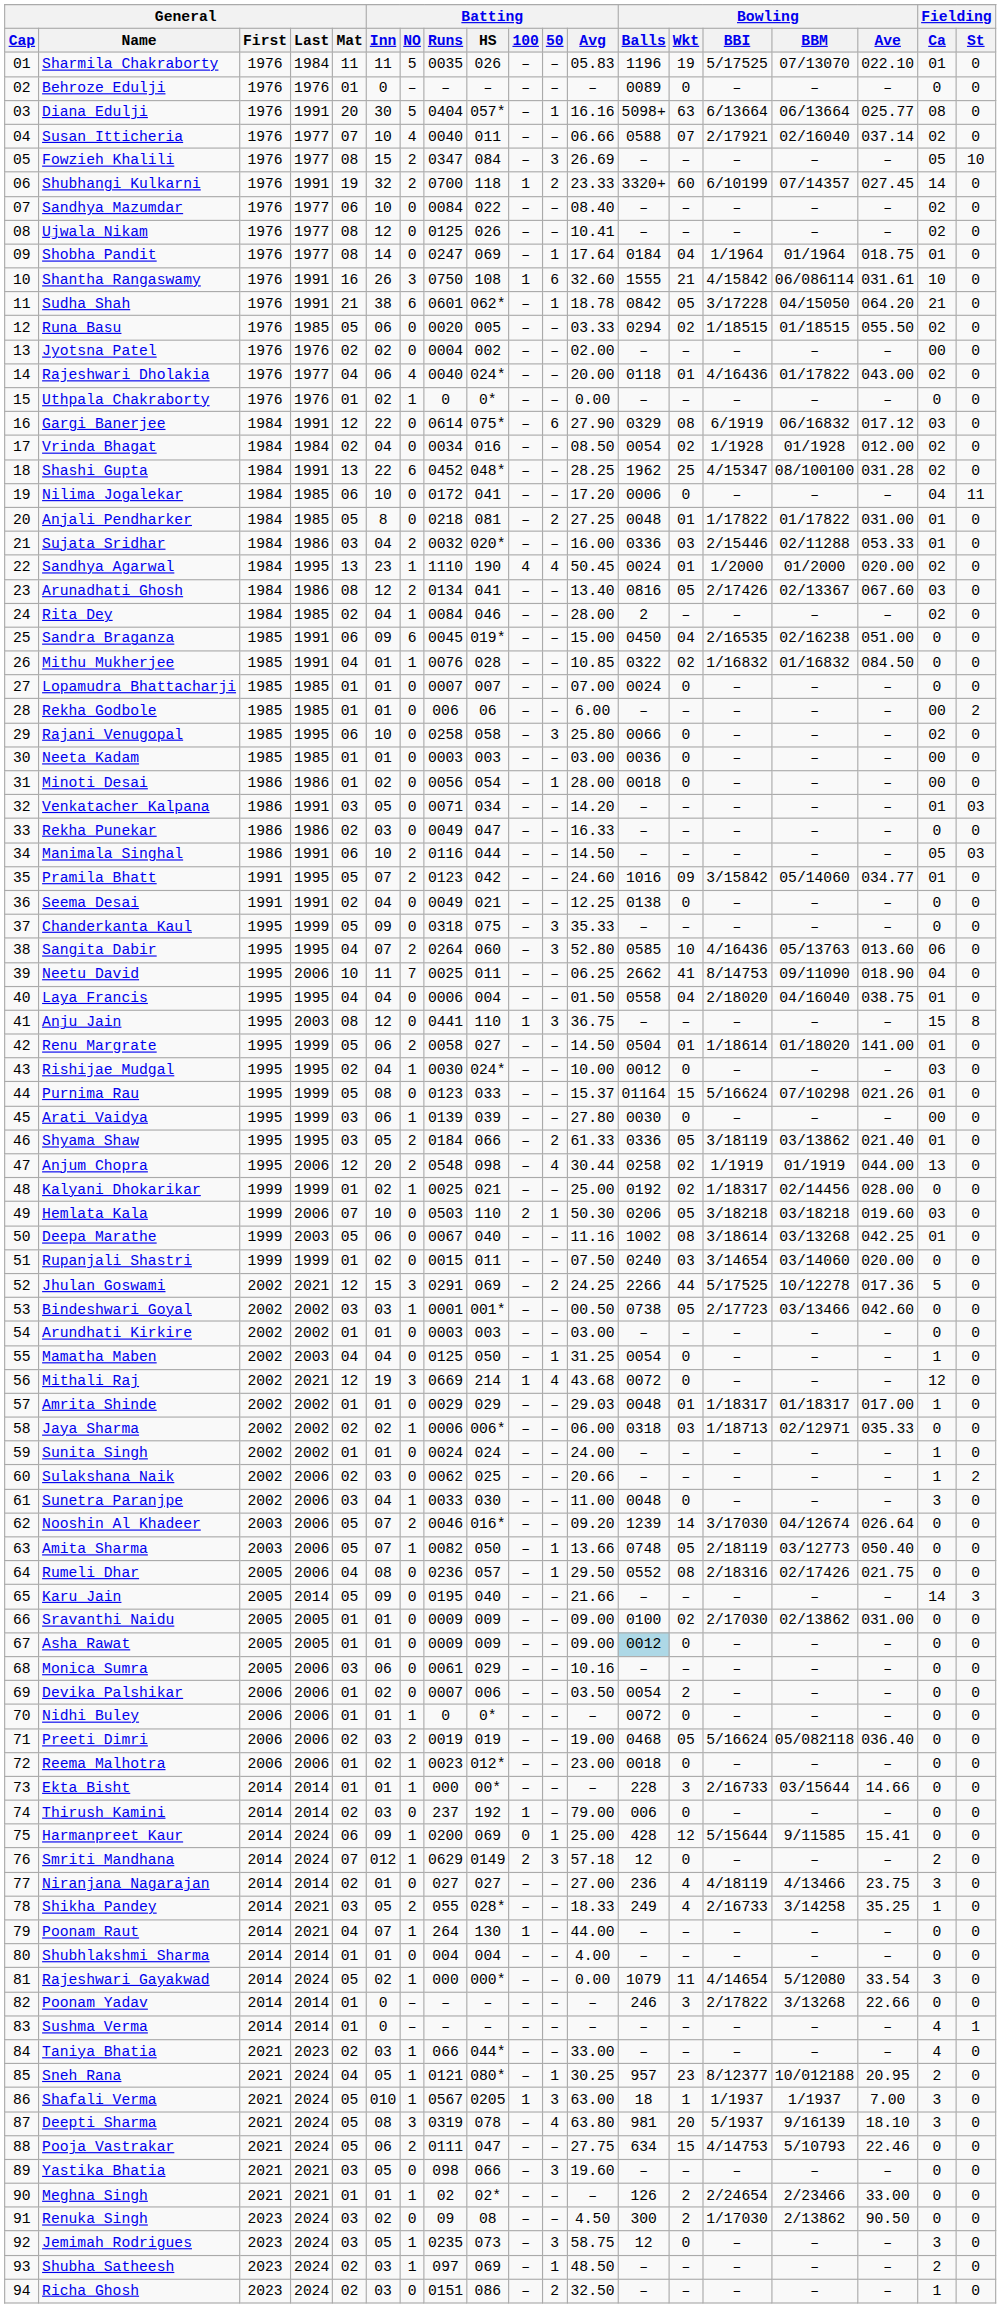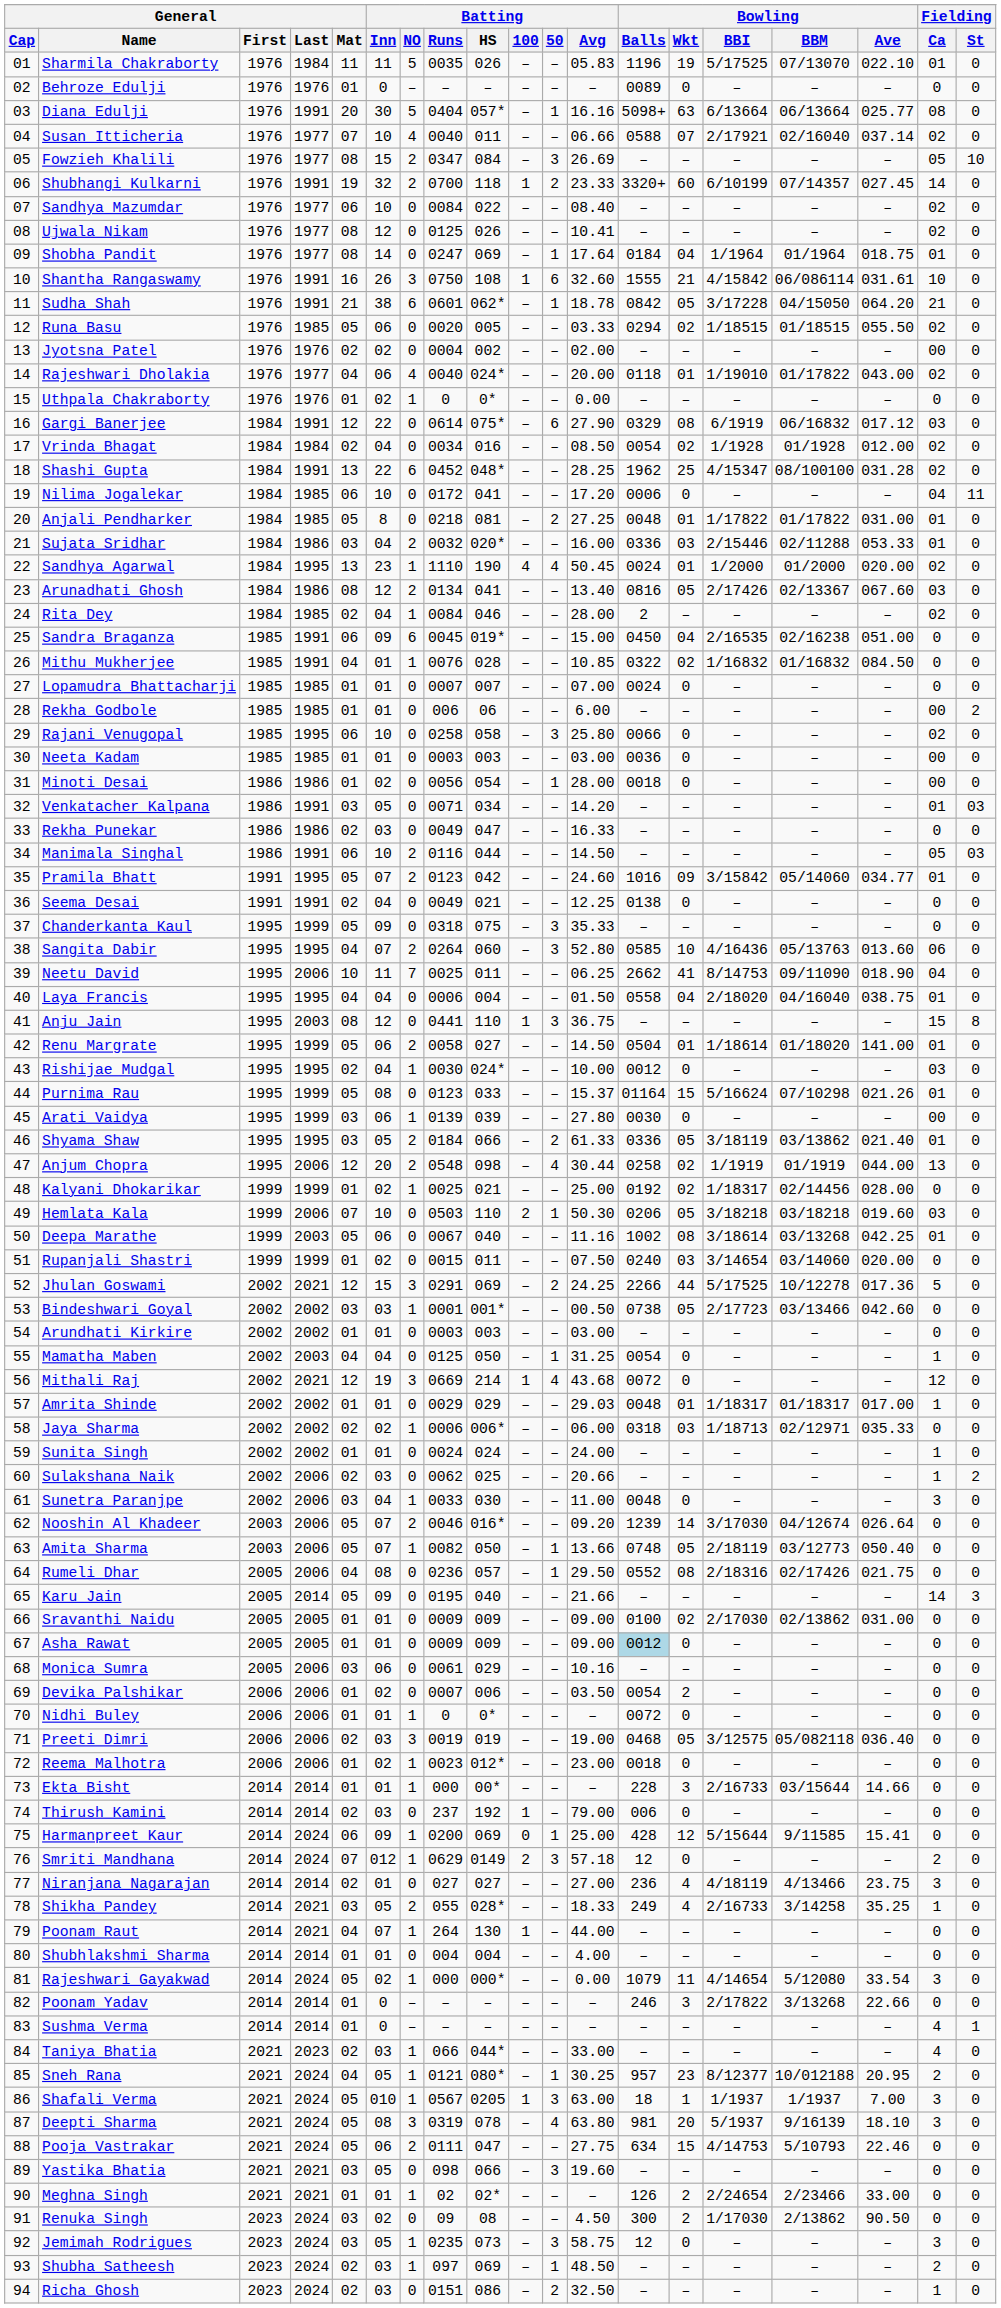(737, 376) 4/16436 -> (737, 376) 1/19010
(412, 1740) 2 -> (412, 1740) 3
(737, 1740) 5/16624 -> (737, 1740) 3/12575
